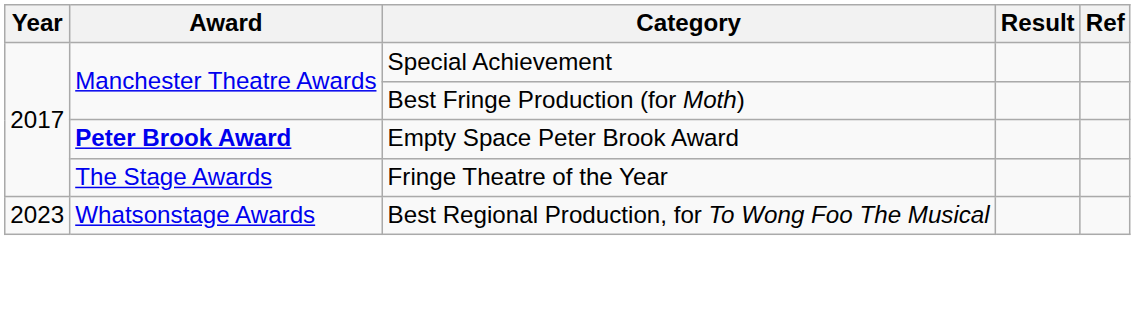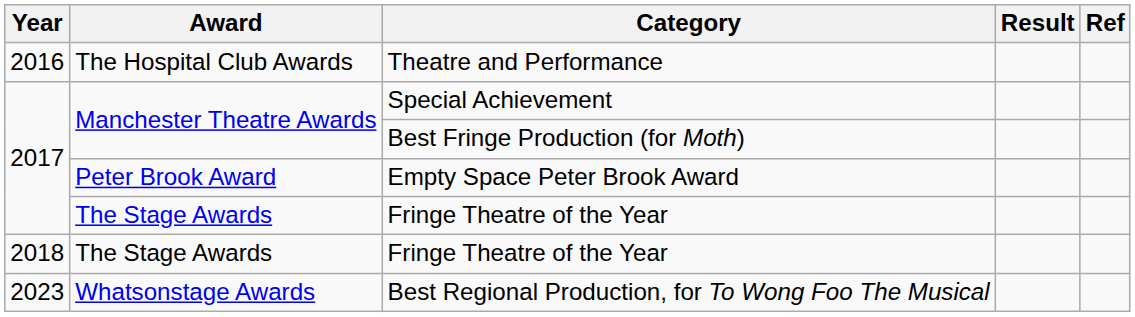+ row: (37, 61)
(183, 138) bold -> (176, 176) normal
+ row: (37, 253)
